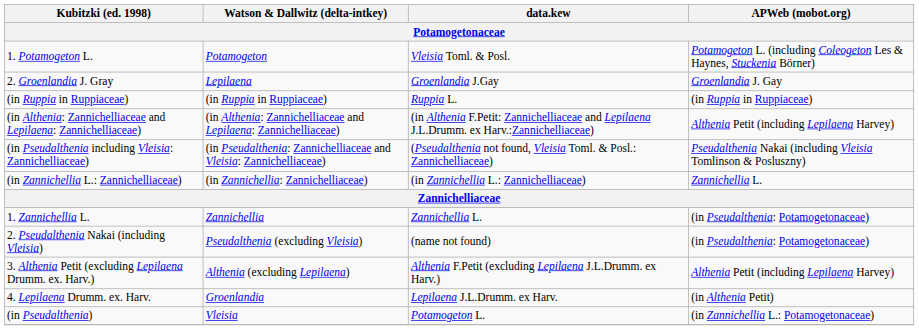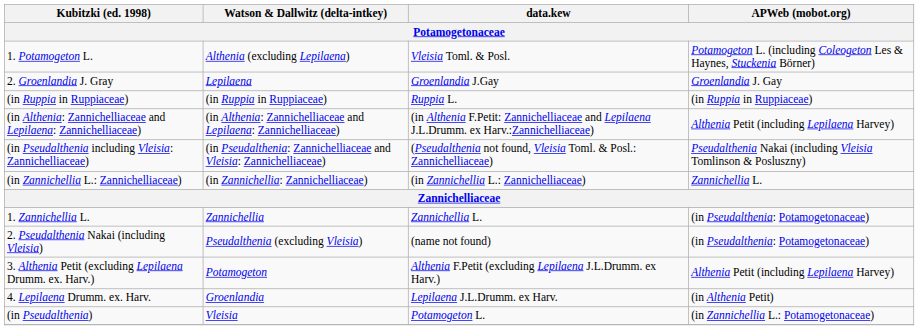(236, 56) Potamogeton -> (278, 56) Althenia (excluding Lepilaena)
(278, 272) Althenia (excluding Lepilaena) -> (236, 272) Potamogeton
